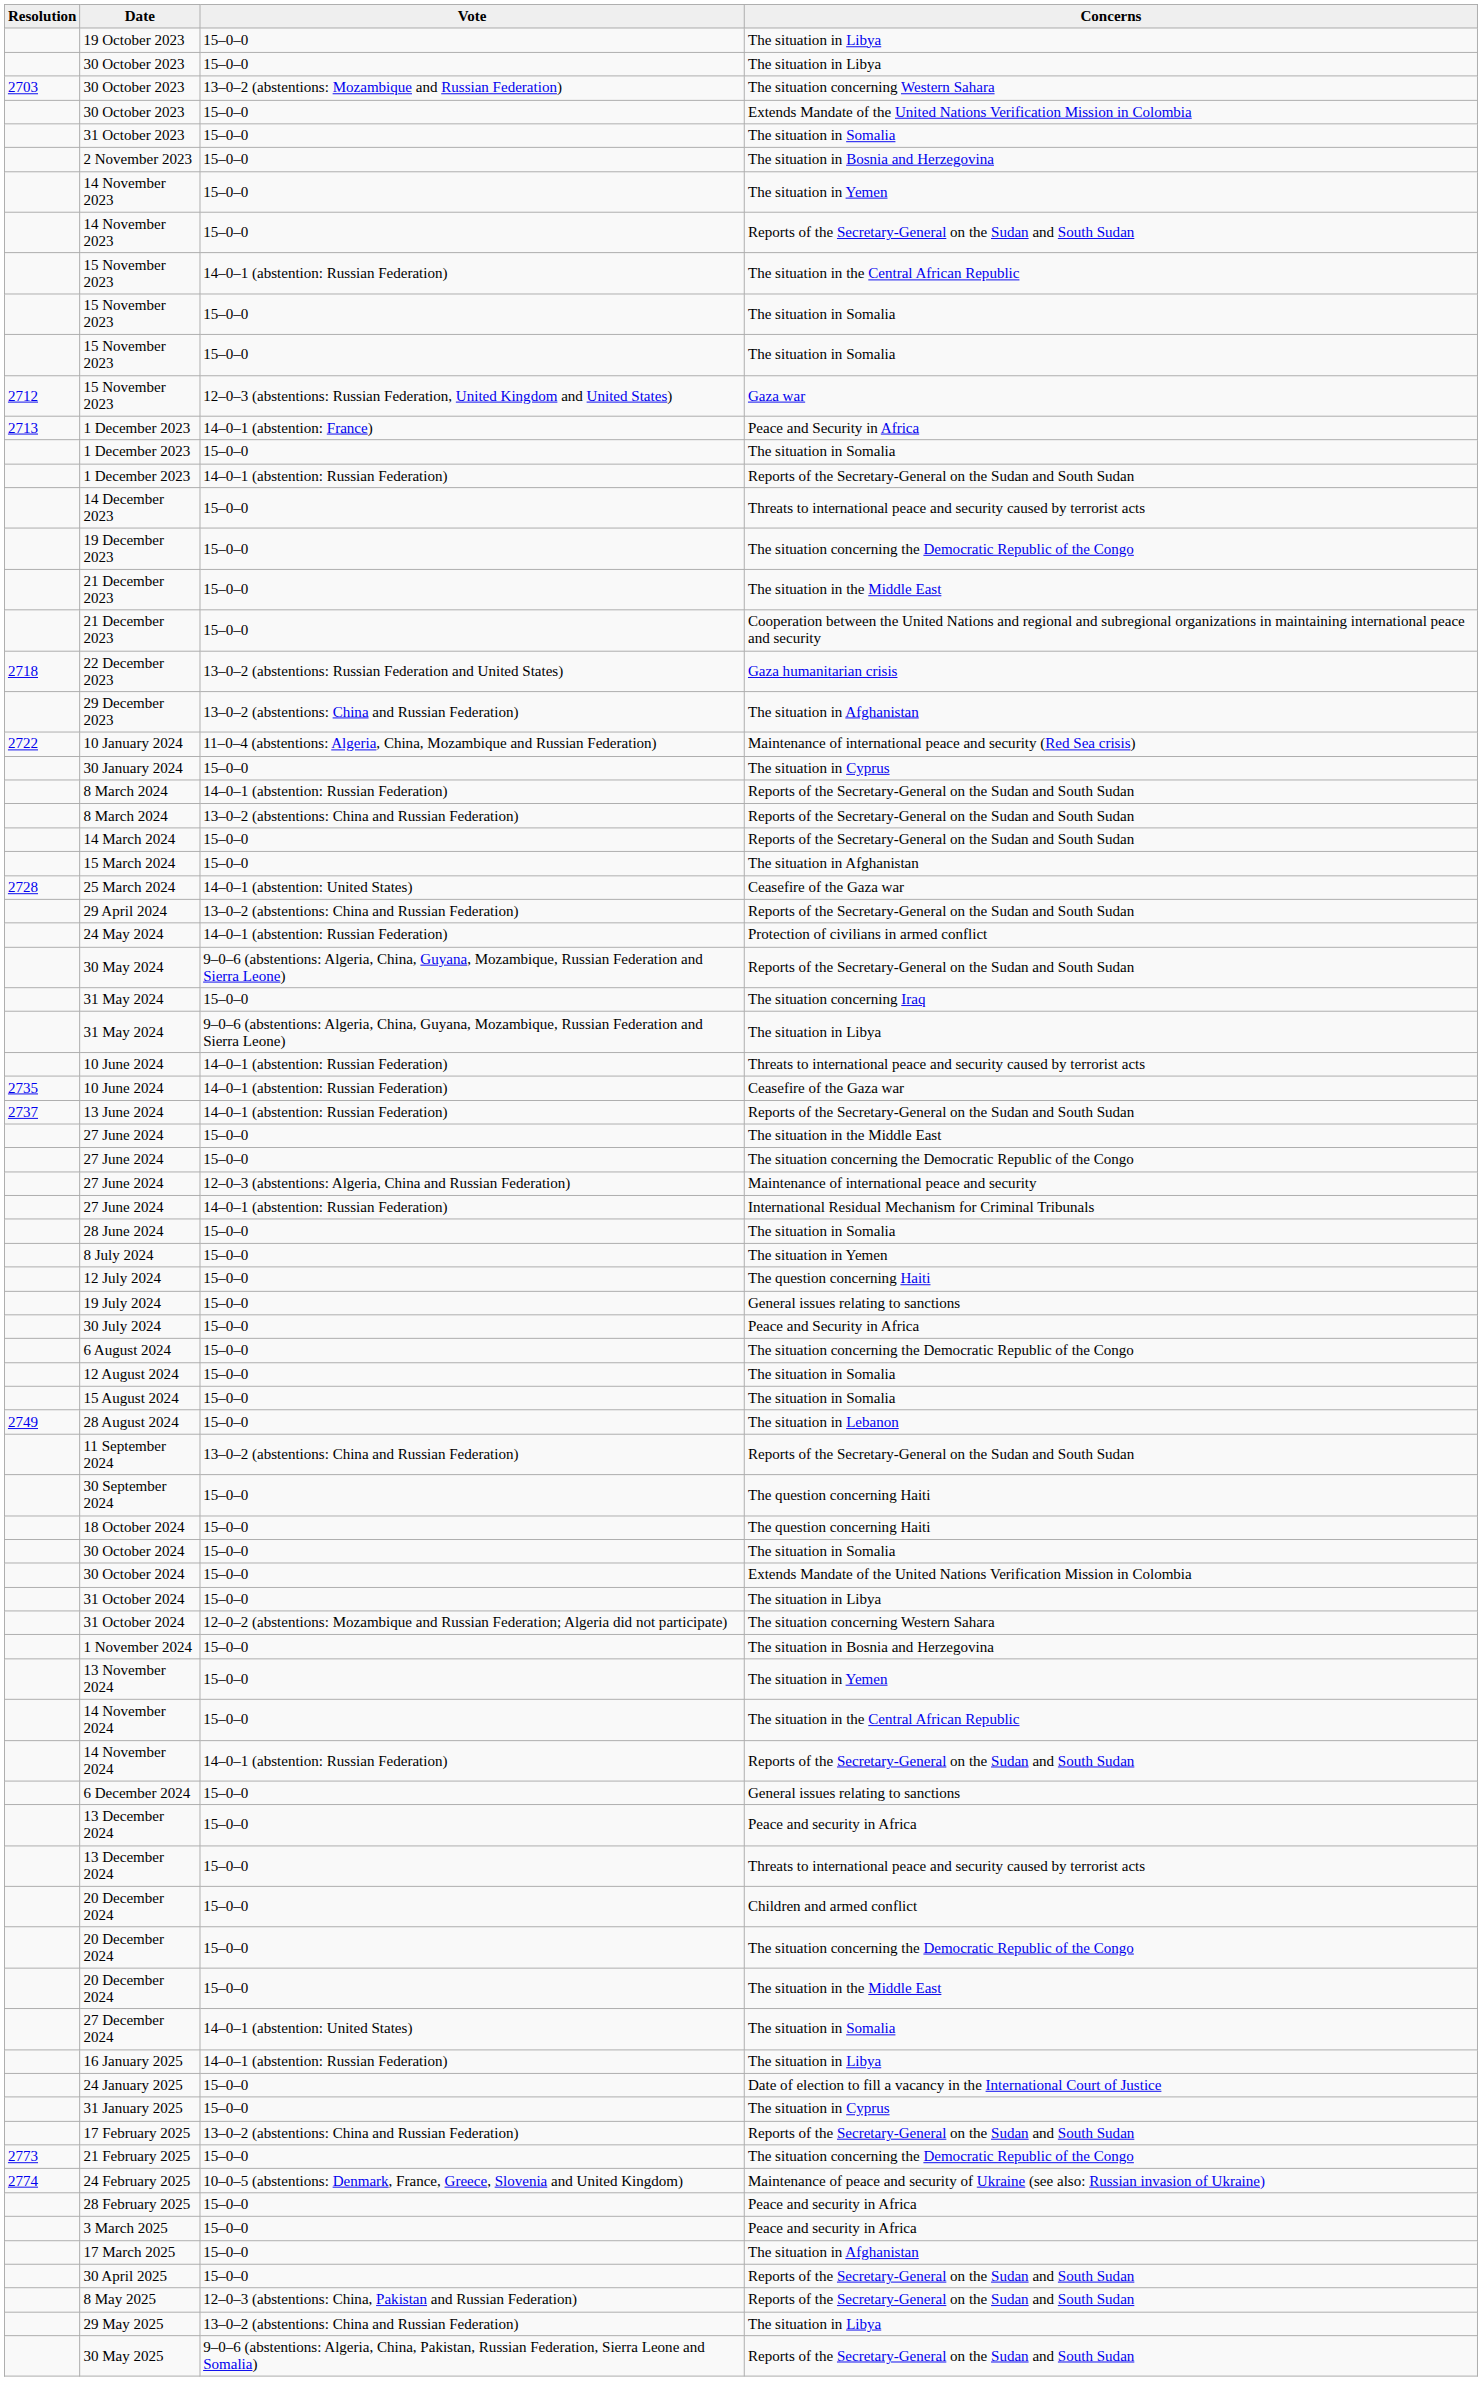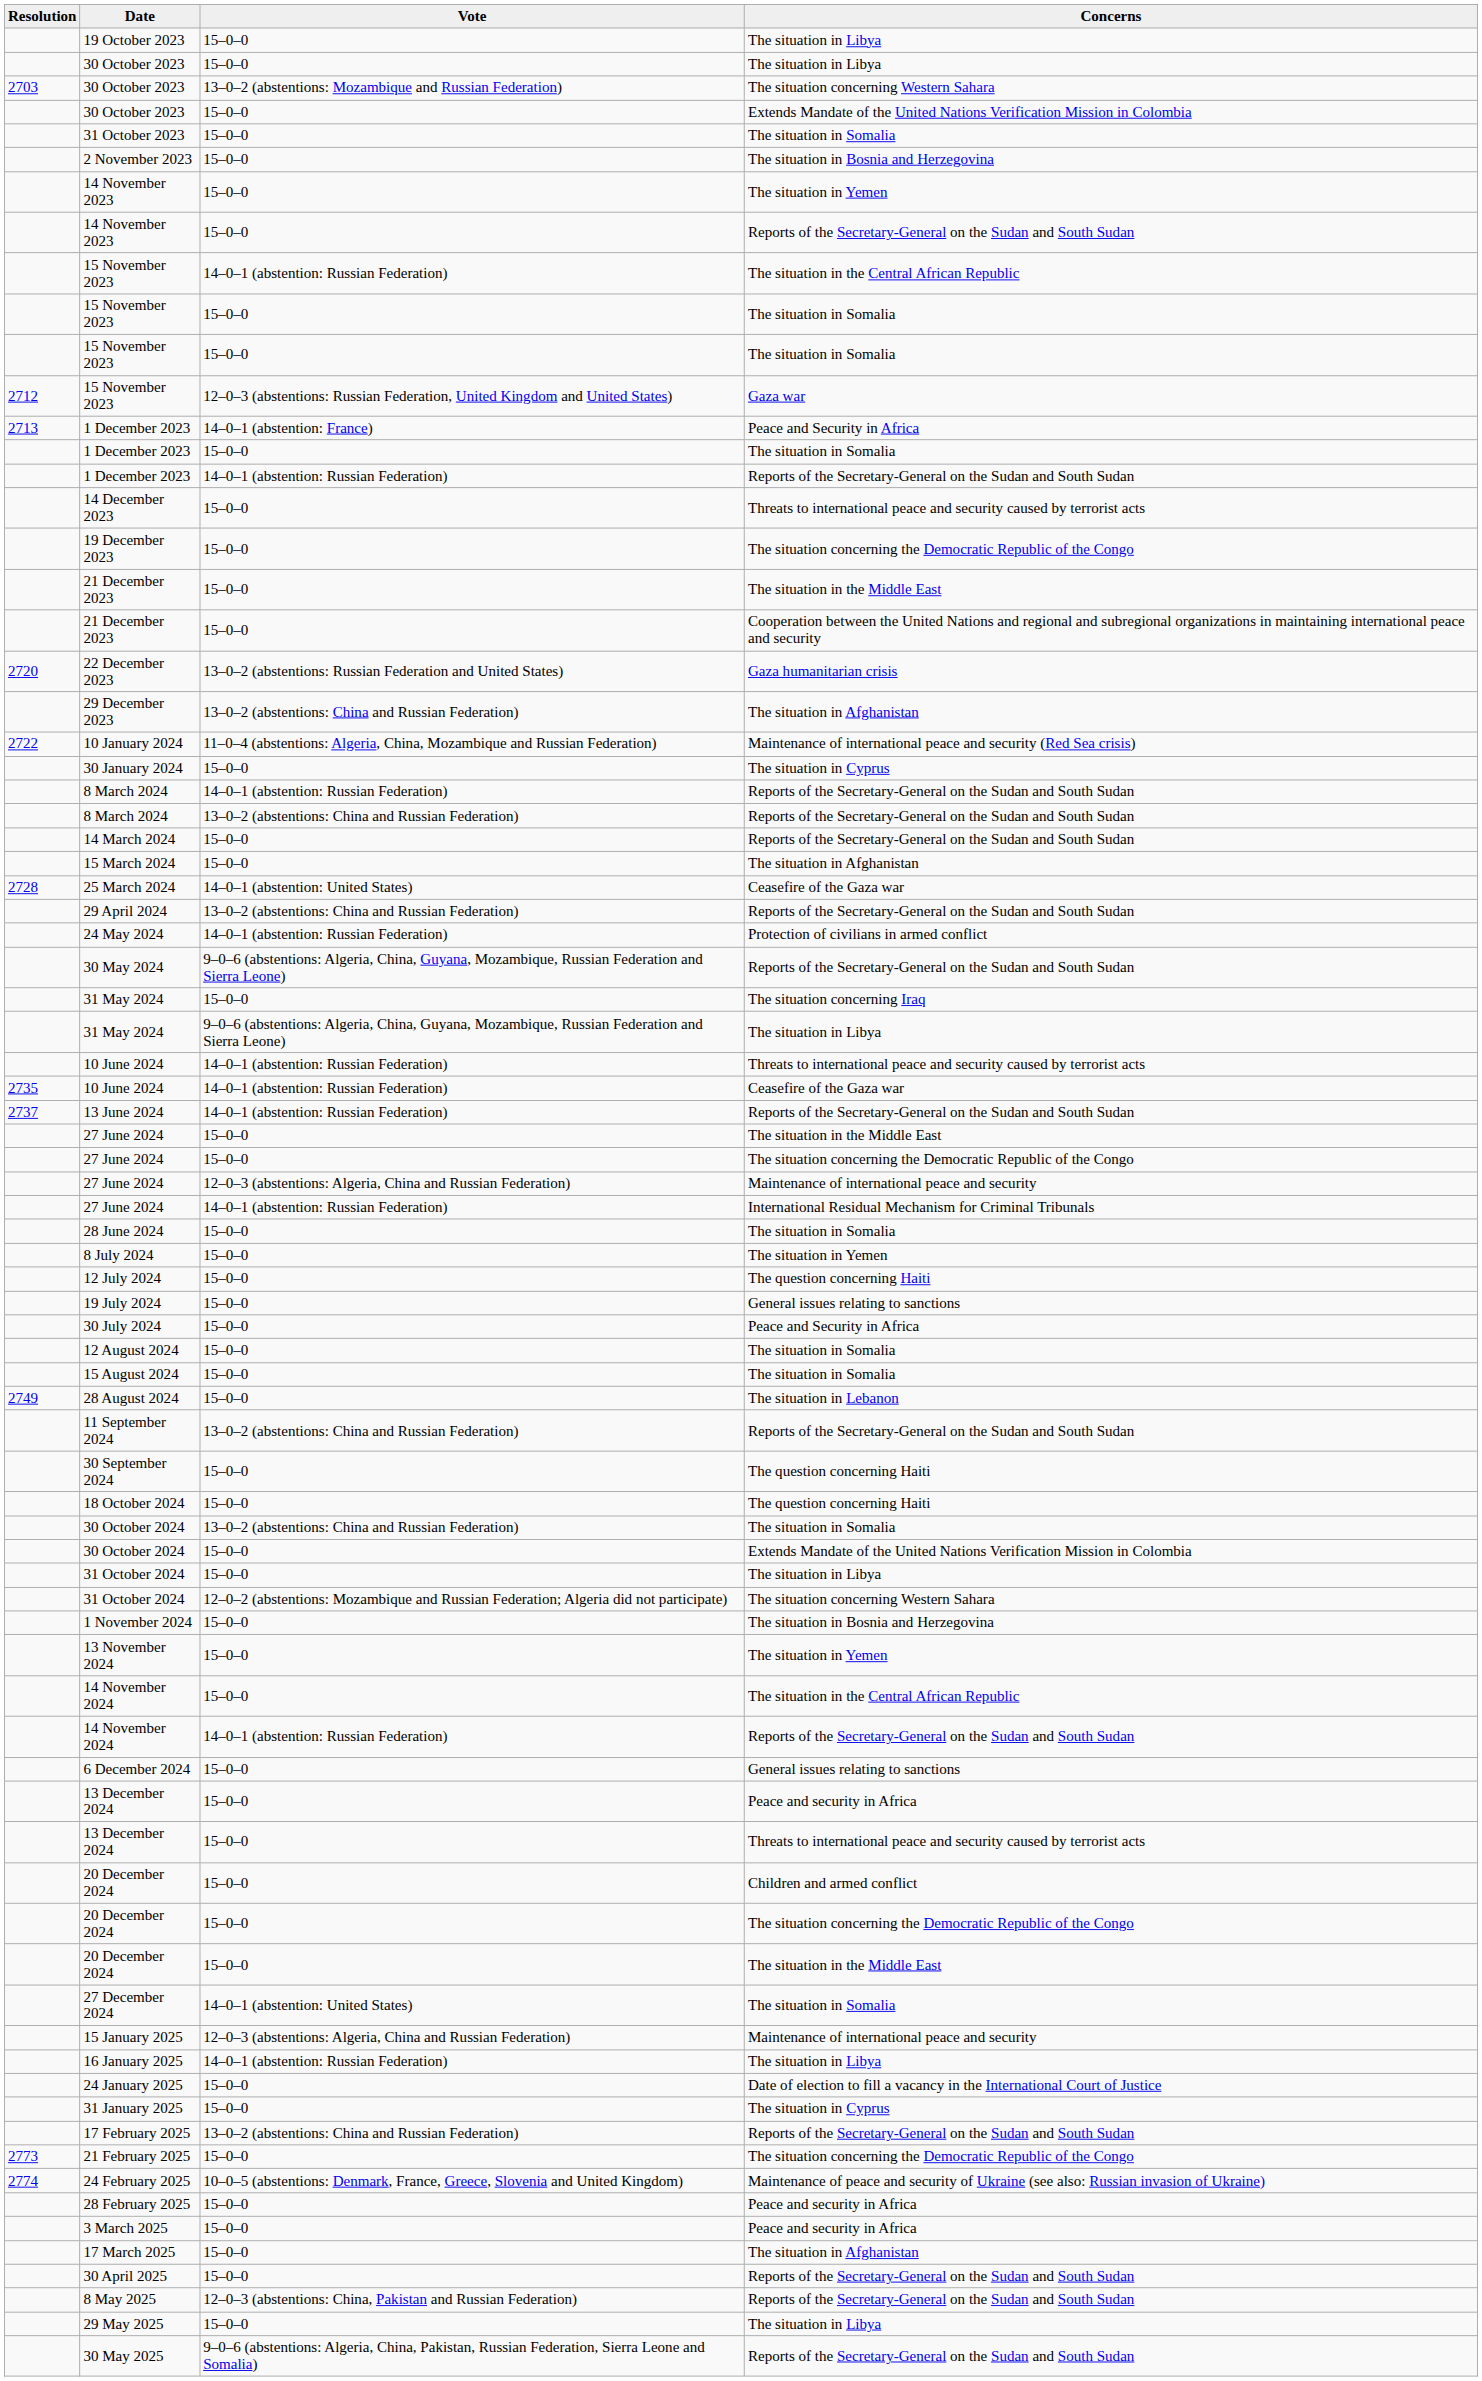(23, 671) 2718 -> (23, 671) 2720
- row: (127, 1350)
(226, 1551) 15–0–0 -> (361, 1527) 13–0–2 (abstentions: China and Russian Federation)
+ row: (133, 2037)
(361, 2323) 13–0–2 (abstentions: China and Russian Federation) -> (226, 2323) 15–0–0
